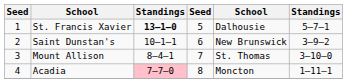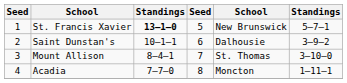(240, 27) Dalhousie -> (251, 27) New Brunswick
(251, 41) New Brunswick -> (240, 41) Dalhousie
(160, 71) pink background -> (160, 71) no background
